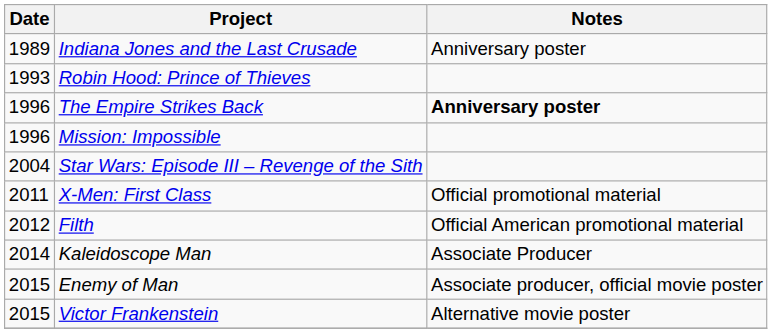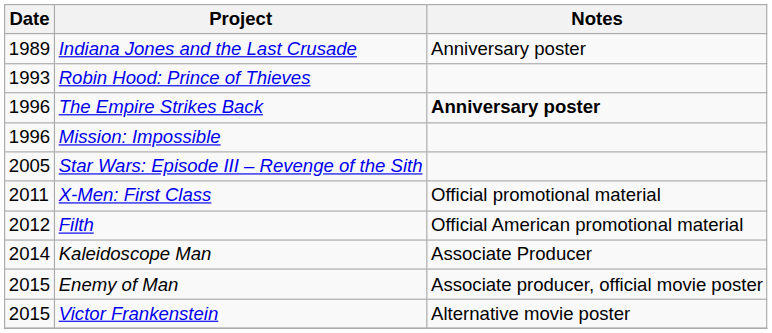(30, 166) 2004 -> (30, 166) 2005
